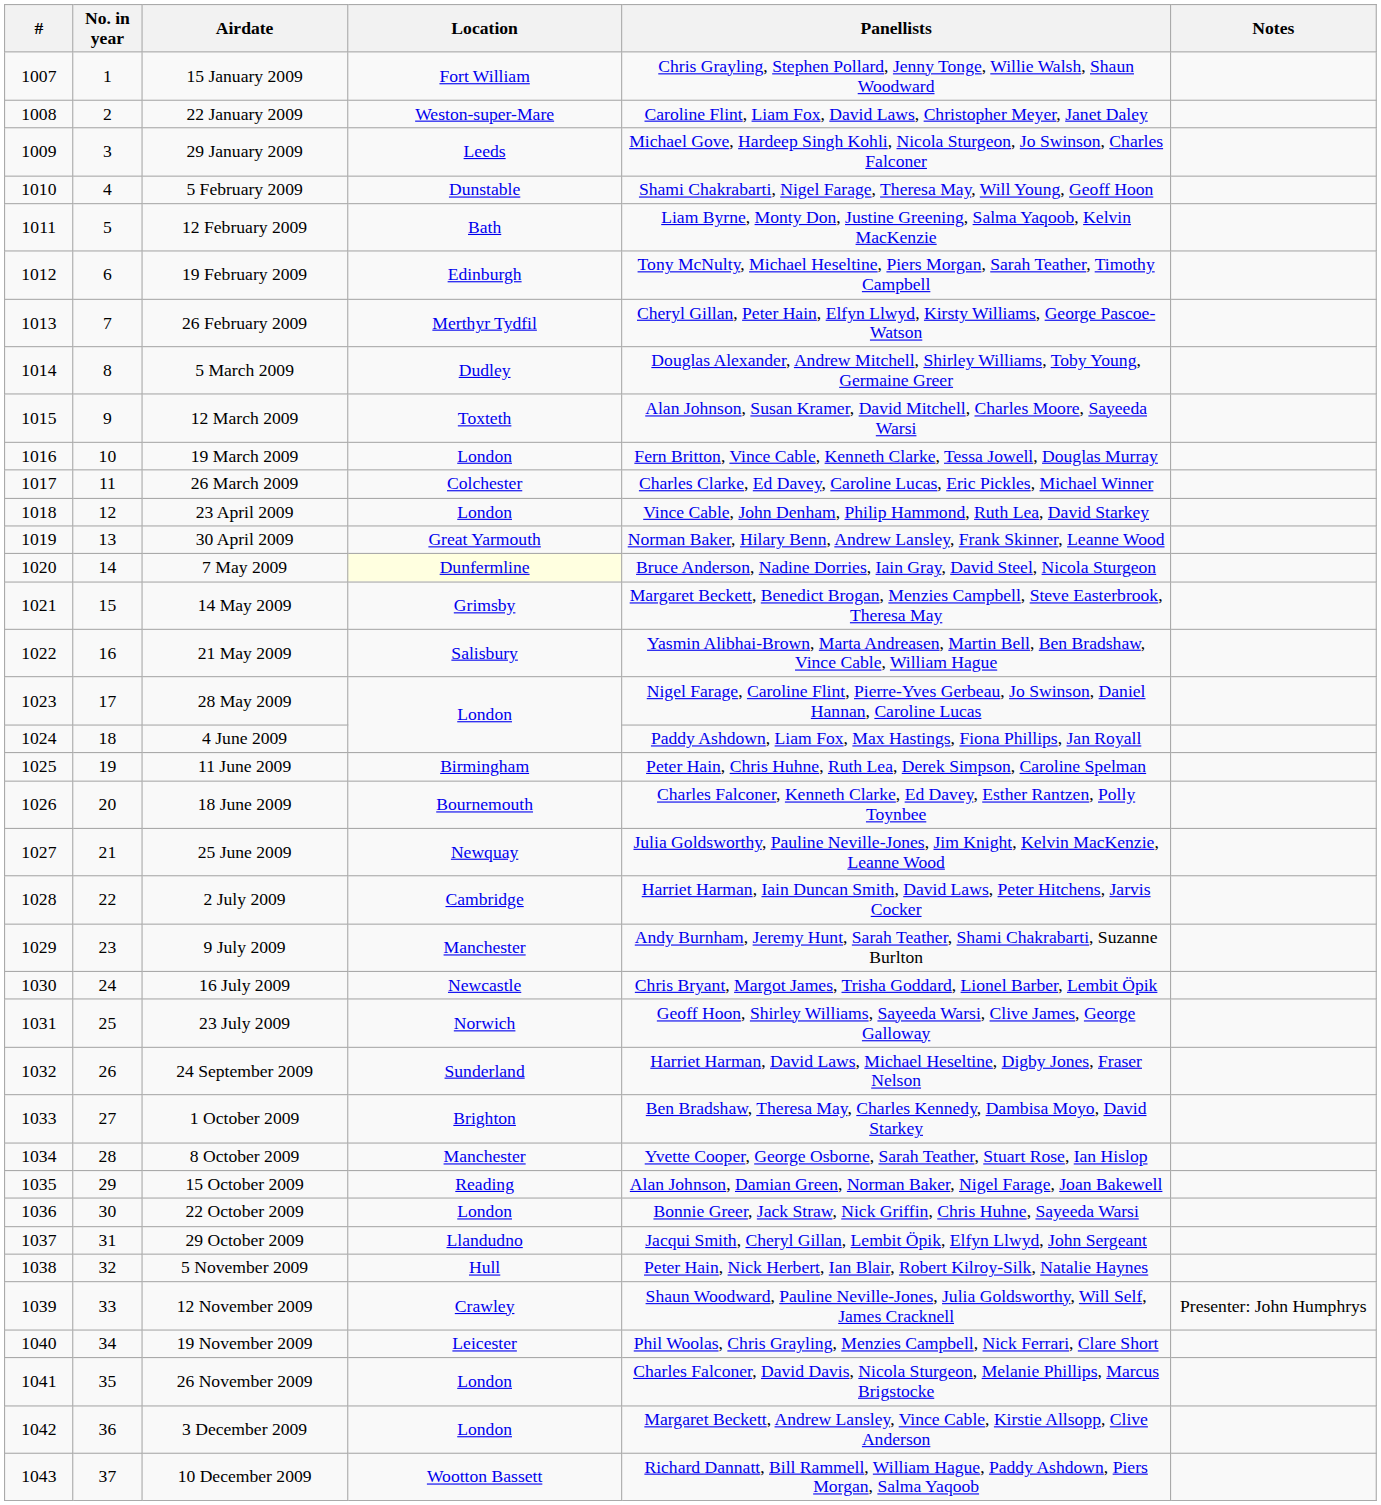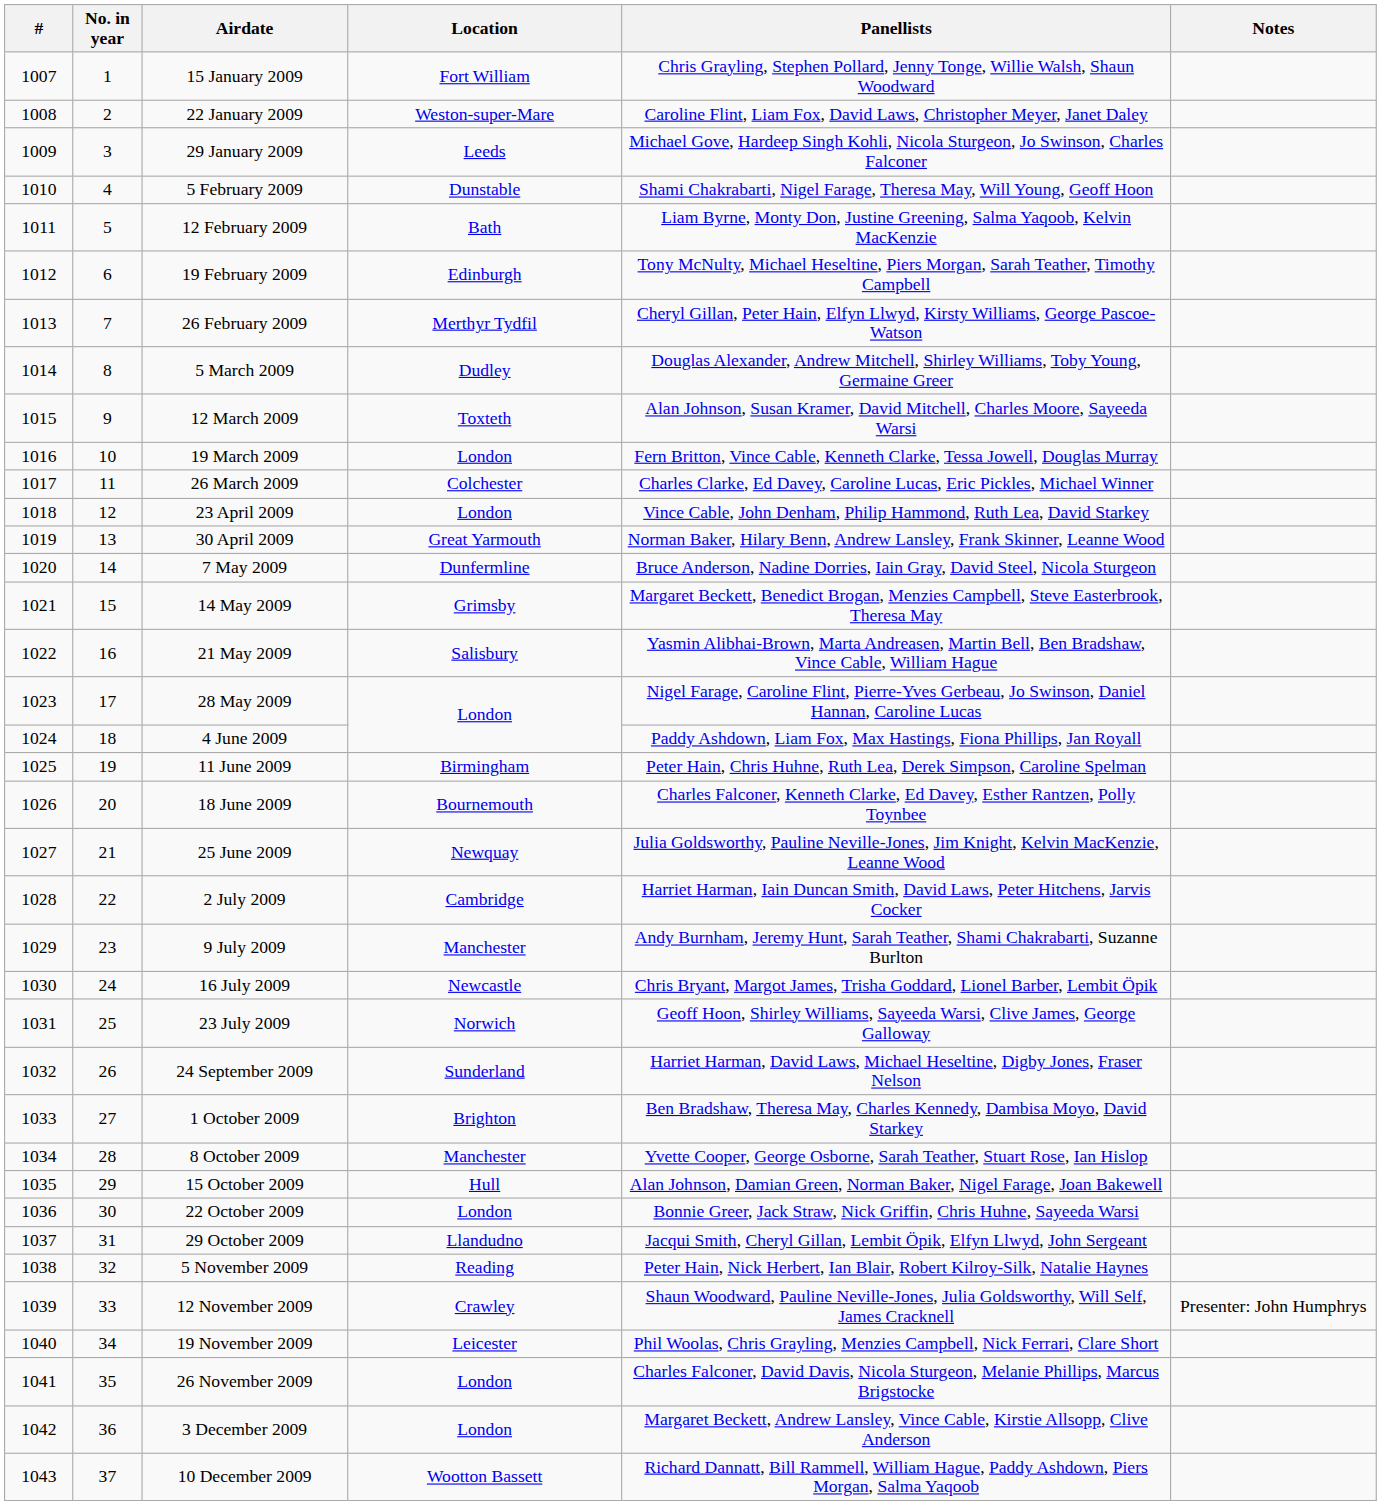(485, 567) lightyellow background -> (485, 567) no background
(485, 1184) Reading -> (485, 1184) Hull
(485, 1268) Hull -> (485, 1268) Reading
